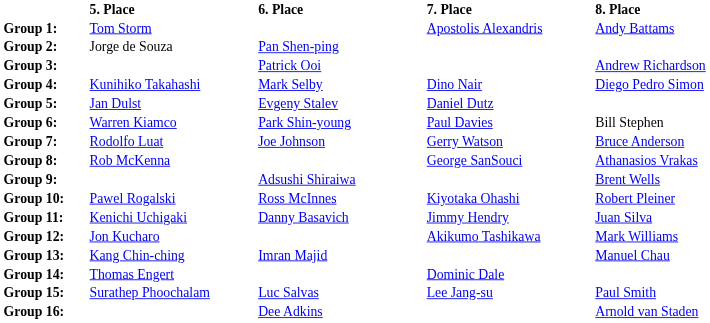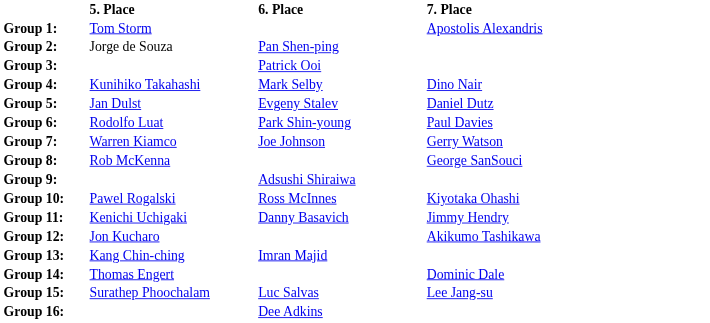- column: (618, 9)
(133, 122) Warren Kiamco -> (126, 122) Rodolfo Luat
(126, 141) Rodolfo Luat -> (133, 141) Warren Kiamco
